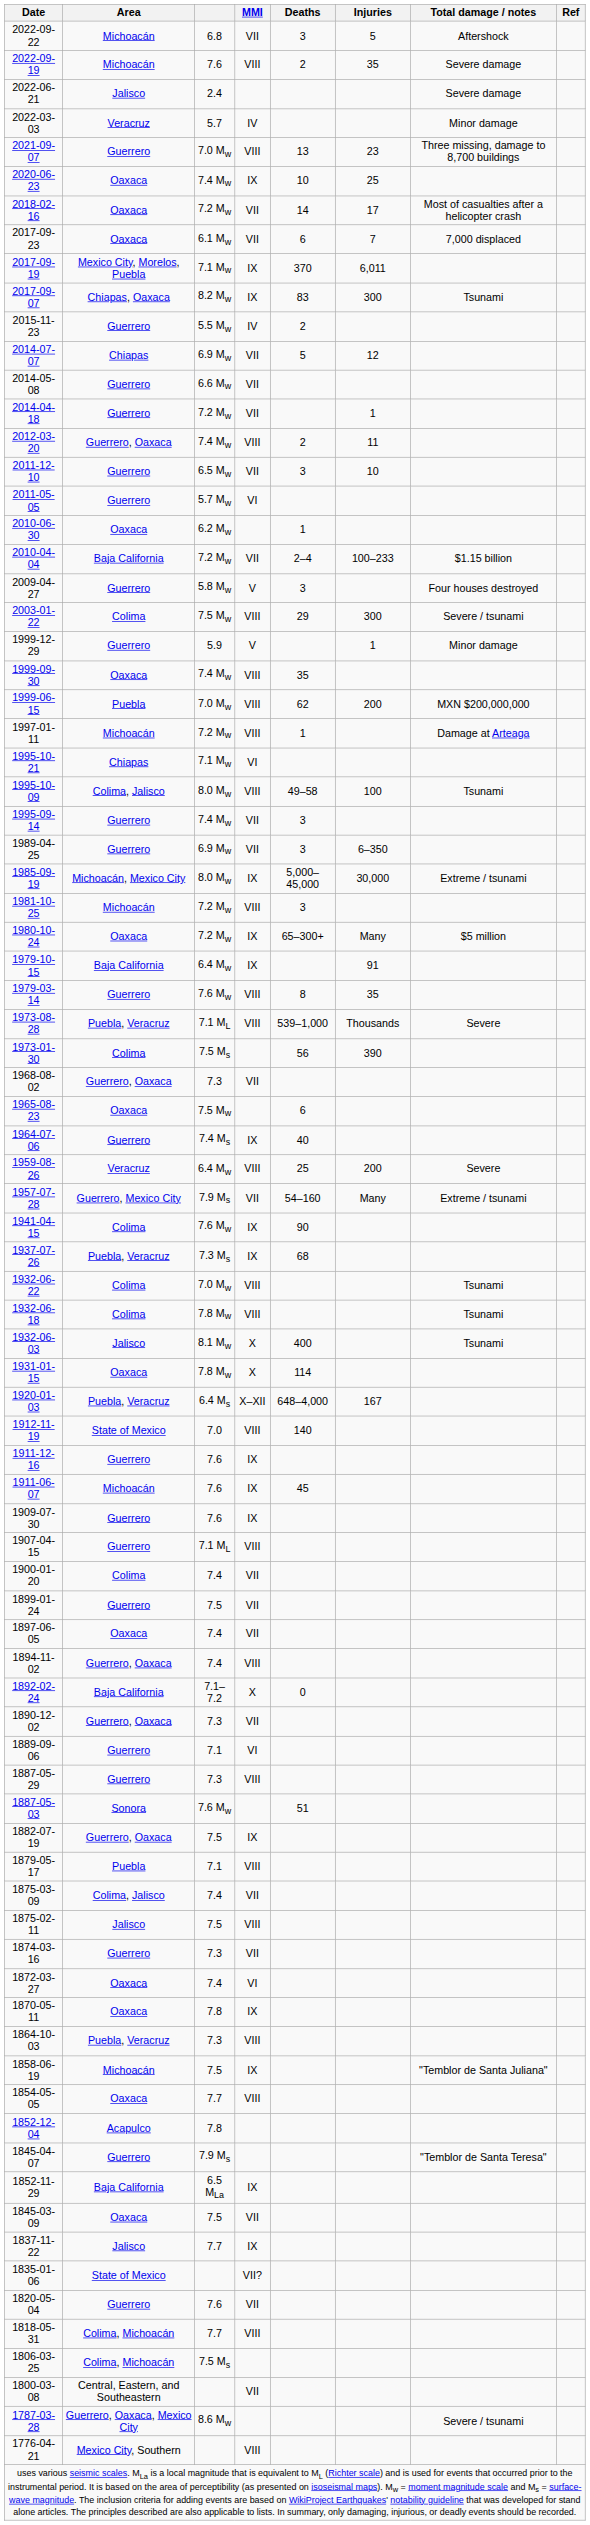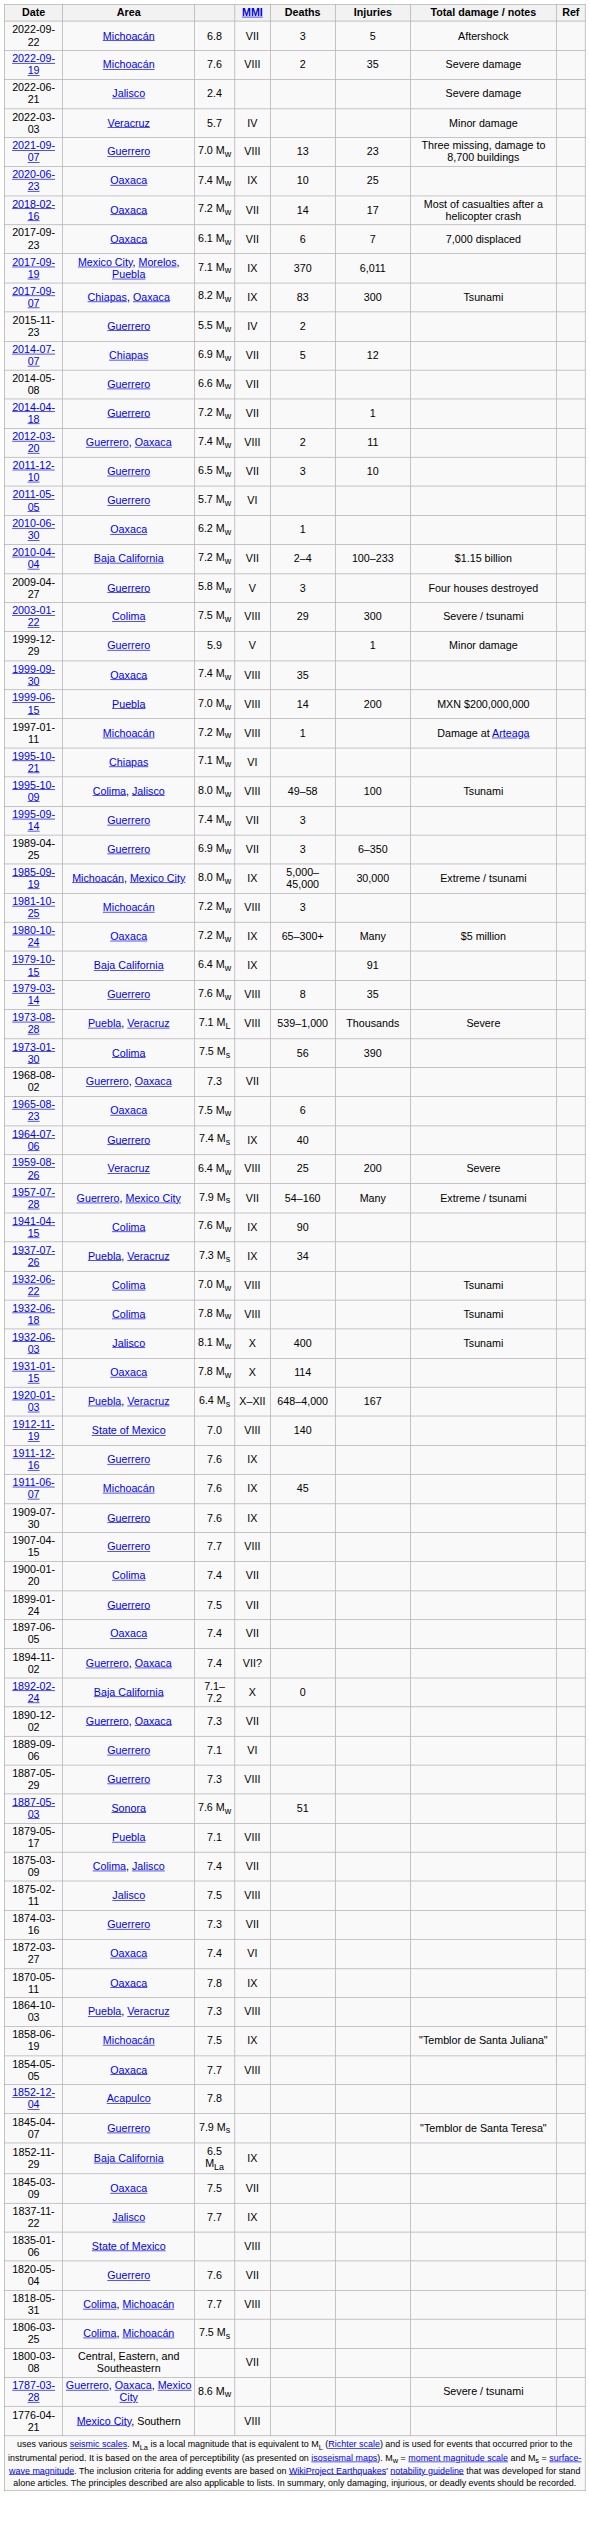(303, 704) 62 -> (303, 704) 14
(303, 1256) 68 -> (303, 1256) 34
(215, 1547) 7.1 ML -> (215, 1547) 7.7
(252, 1663) VIII -> (252, 1663) VII?
- row: (34, 1837)
(252, 2275) VII? -> (252, 2246) VIII
